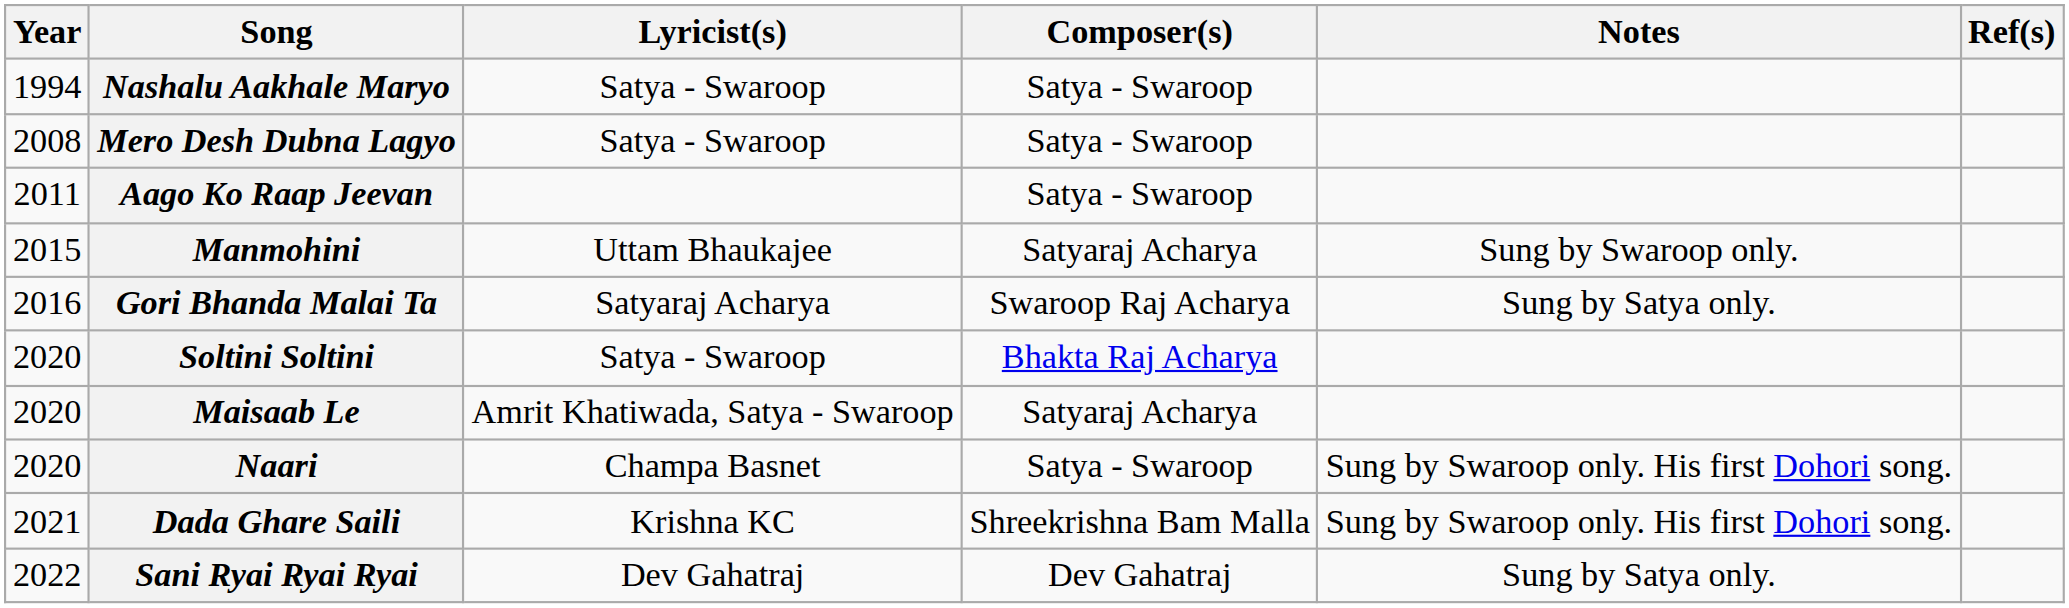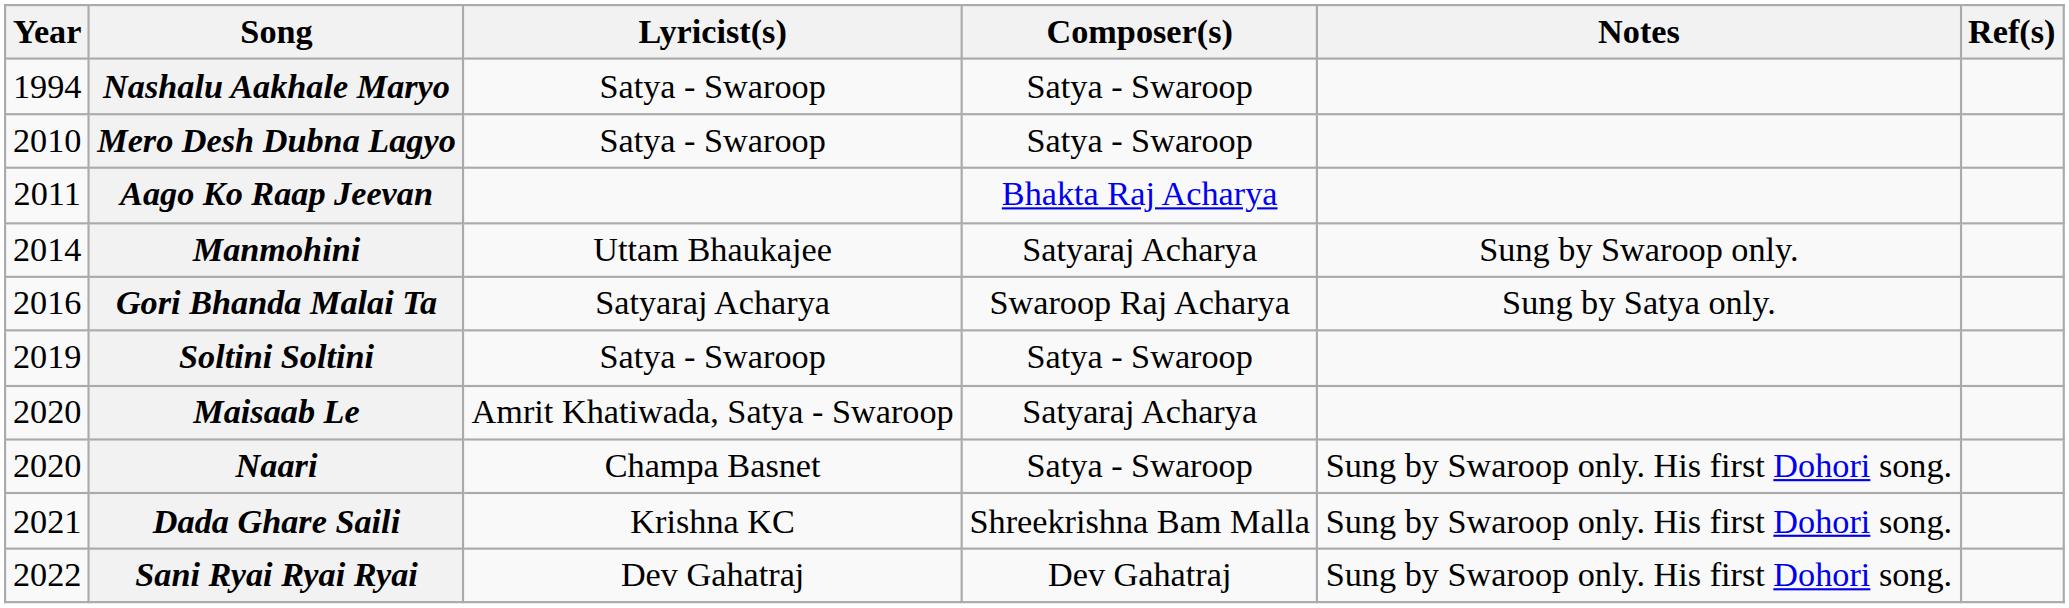(47, 140) 2008 -> (47, 140) 2010
(1140, 194) Satya - Swaroop -> (1140, 194) Bhakta Raj Acharya
(47, 248) 2015 -> (47, 248) 2014
(47, 357) 2020 -> (47, 357) 2019
(1140, 357) Bhakta Raj Acharya -> (1140, 357) Satya - Swaroop
(1639, 574) Sung by Satya only. -> (1639, 574) Sung by Swaroop only. His first Dohori song.
